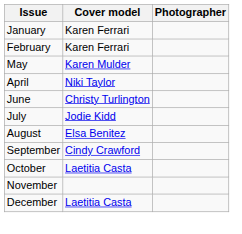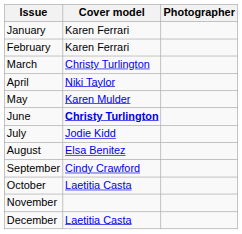+ row: (22, 64)
rows swapped: (18, 82) <-> (17, 64)
(107, 99) normal -> (112, 116) bold
